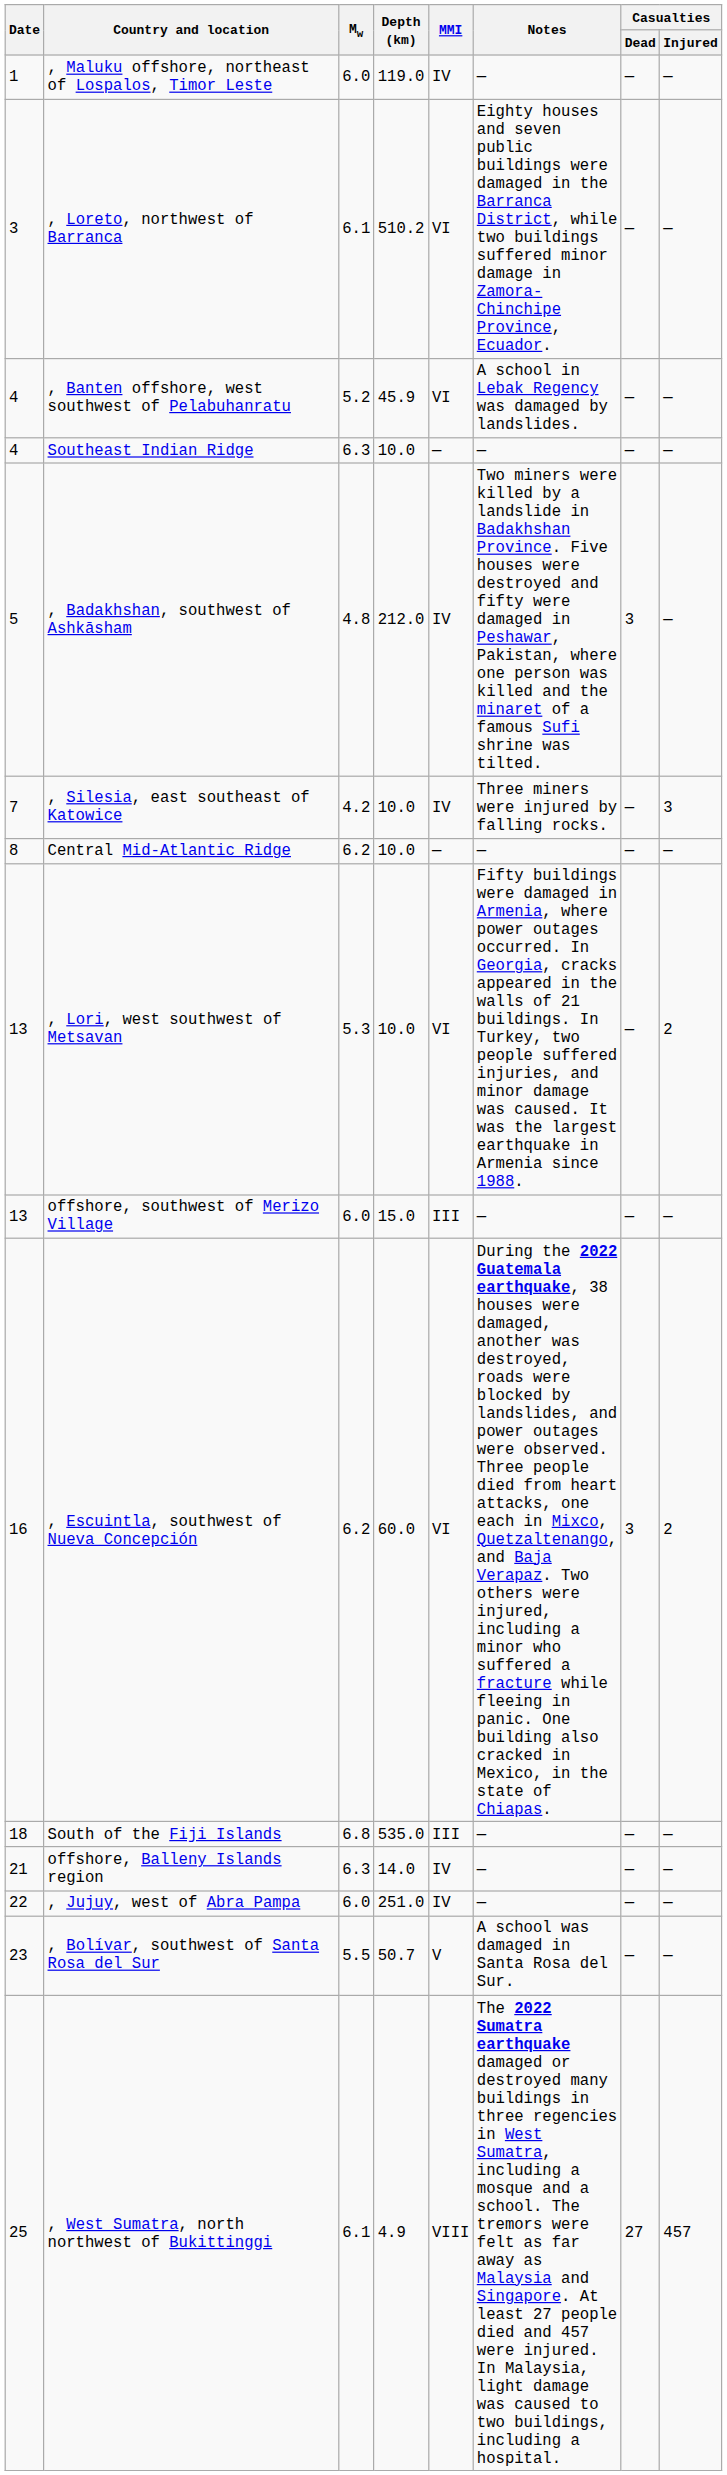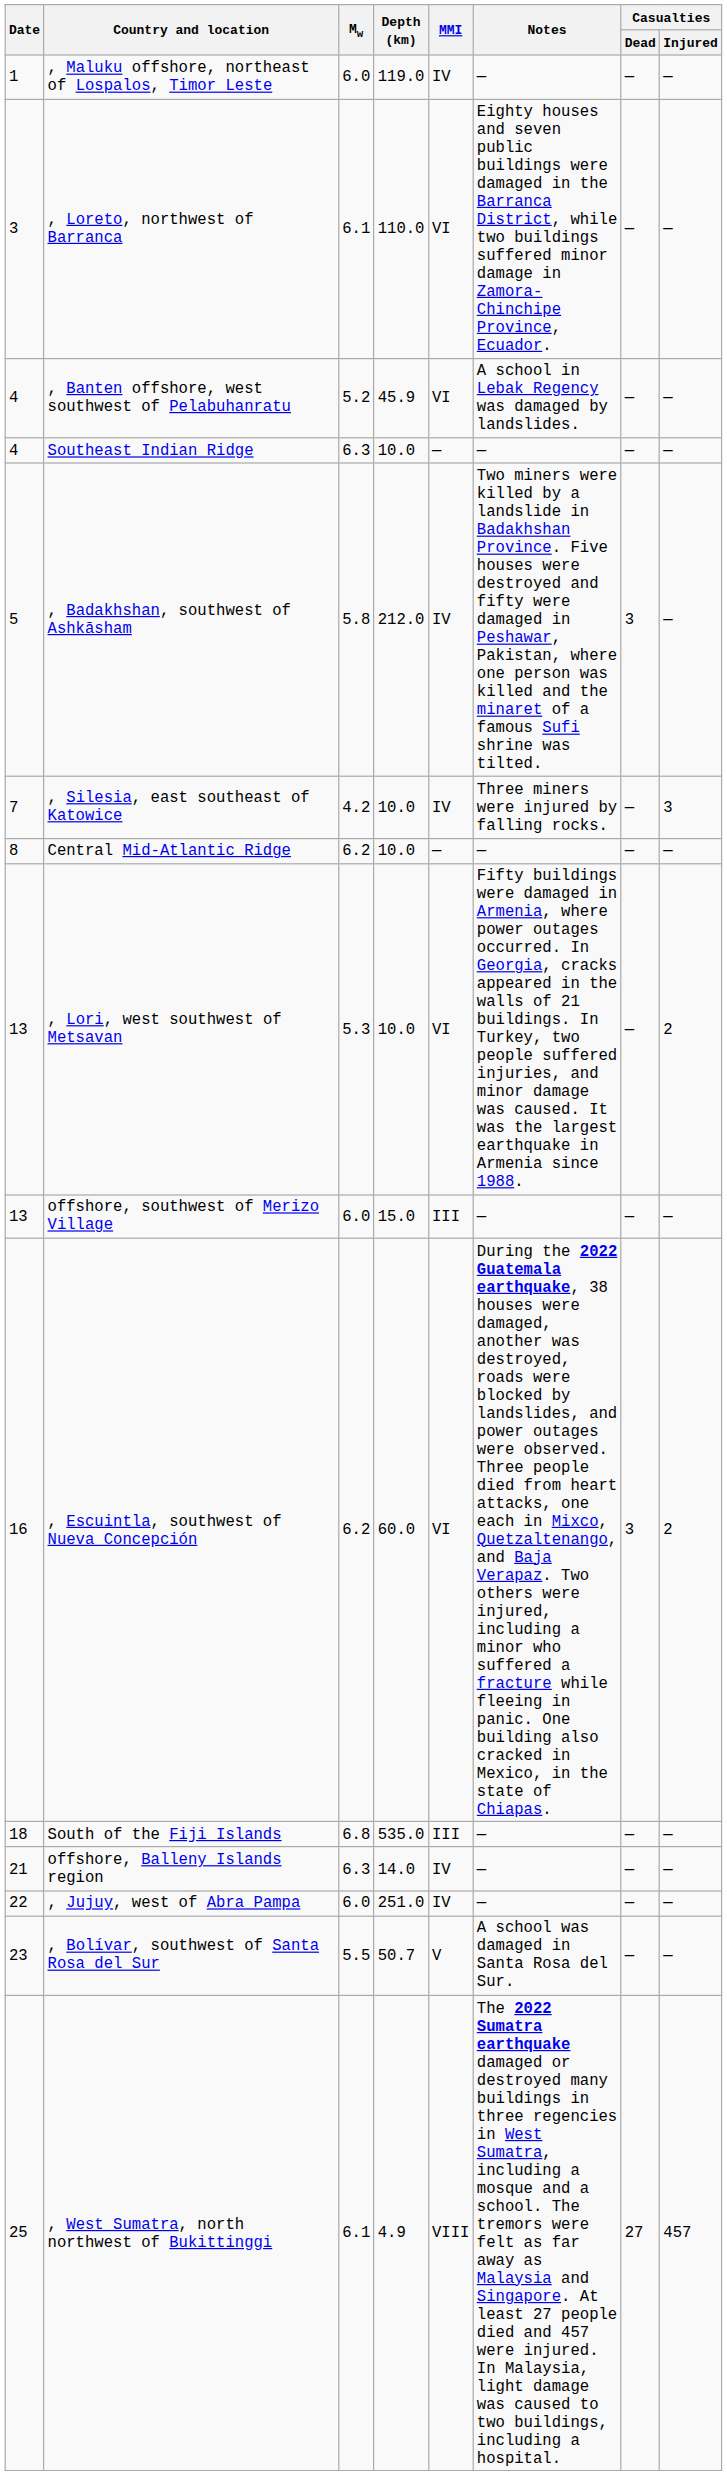(401, 229) 510.2 -> (401, 229) 110.0
(356, 620) 4.8 -> (356, 620) 5.8
